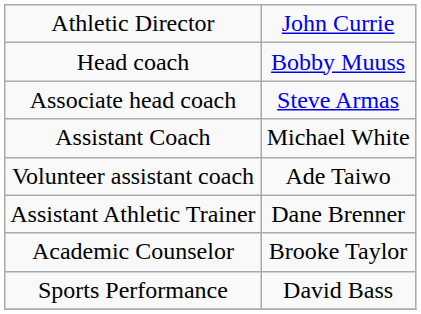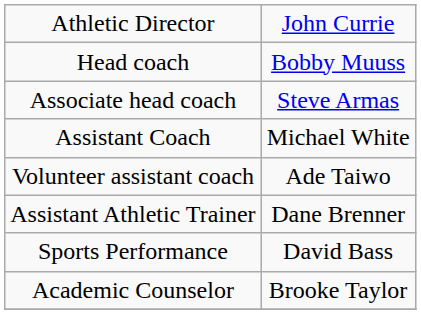rows swapped: (133, 251) <-> (133, 289)
